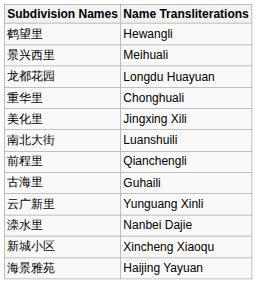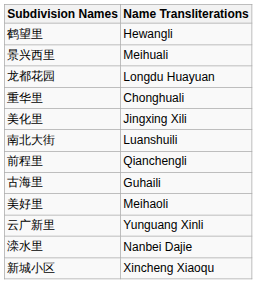+ row: (25, 204)
- row: (31, 267)
